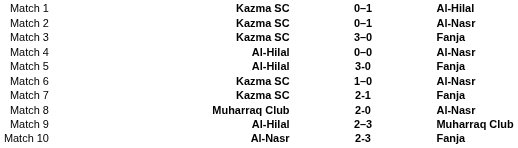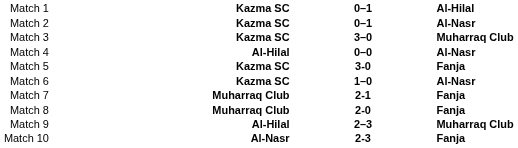(451, 38) Fanja -> (475, 38) Muharraq Club
(271, 66) Al-Hilal -> (263, 66) Kazma SC
(263, 95) Kazma SC -> (251, 95) Muharraq Club
(456, 110) Al-Nasr -> (451, 110) Fanja
